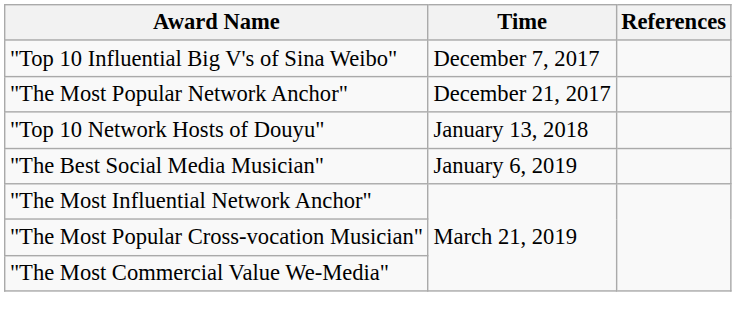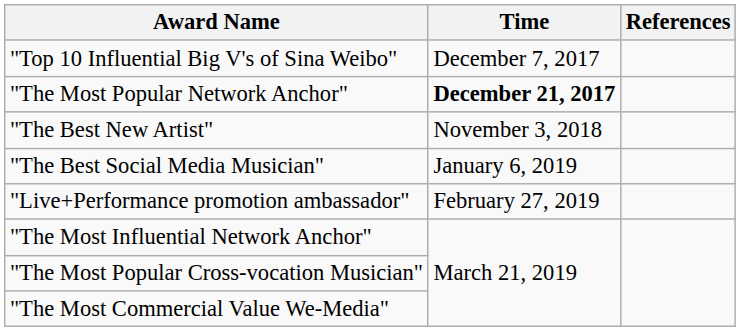(522, 93) normal -> (524, 93) bold
- row: (167, 129)
+ row: (112, 129)
+ row: (210, 201)
